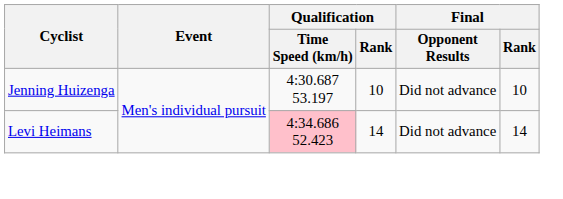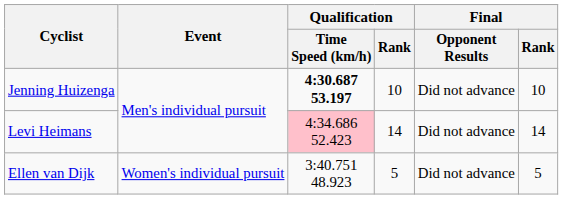(313, 89) normal -> (331, 89) bold
+ row: (51, 173)
